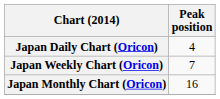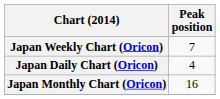rows swapped: (87, 46) <-> (87, 65)
